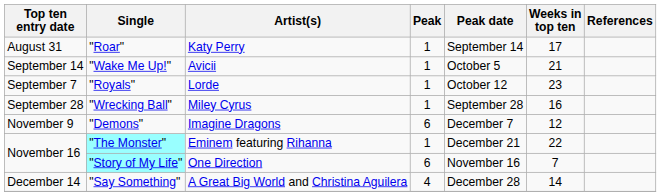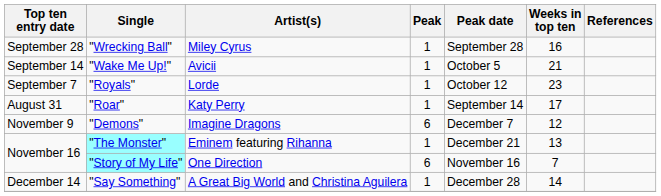rows swapped: (107, 47) <-> (131, 104)
(555, 143) 22 -> (555, 143) 13
(427, 182) 4 -> (427, 182) 1
